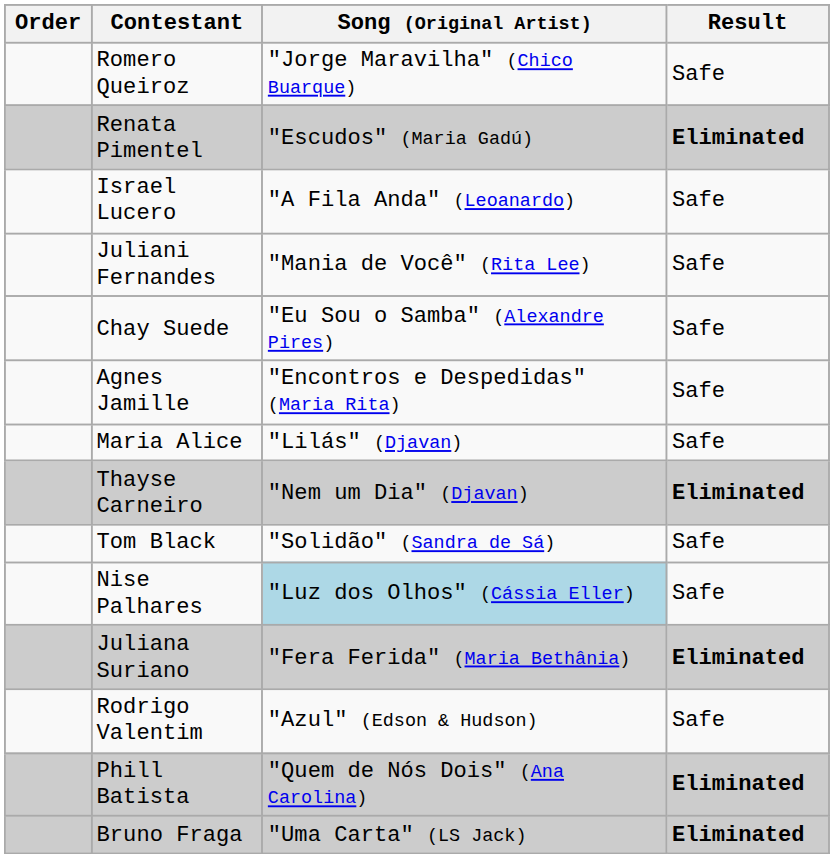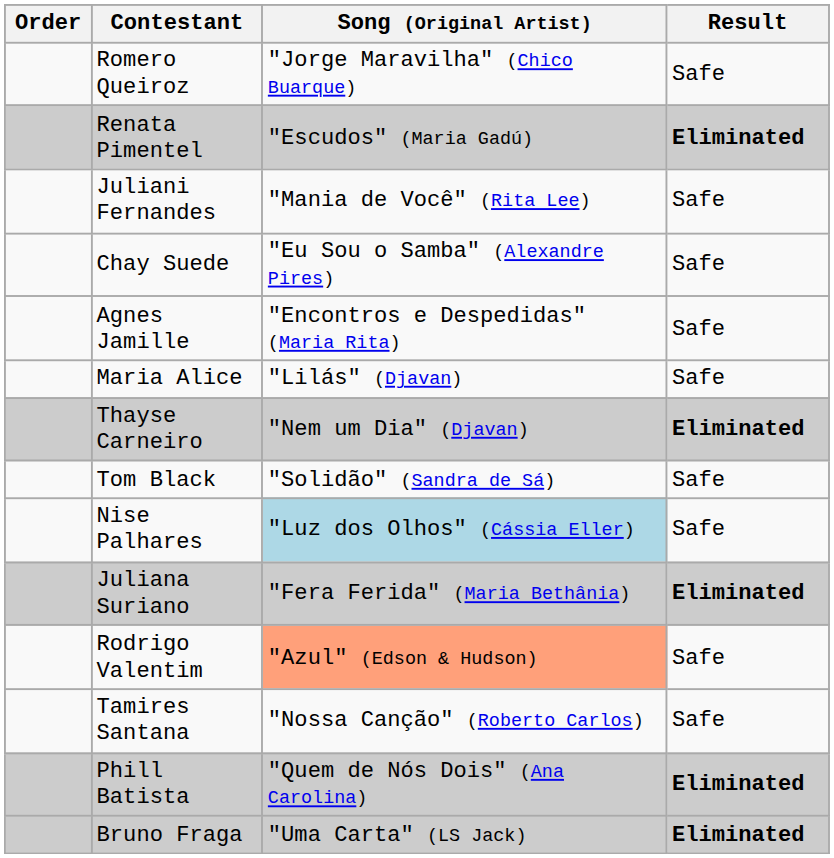- row: (136, 201)
(403, 720) no background -> (403, 657) lightsalmon background
+ row: (143, 720)
